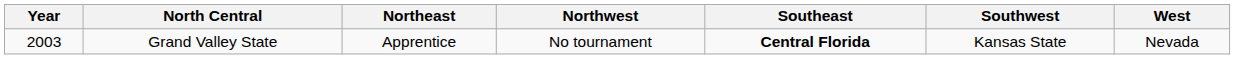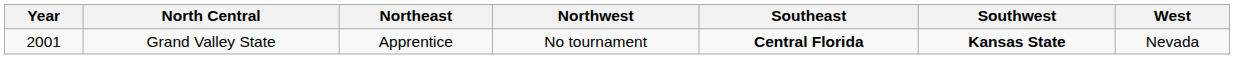(44, 41) 2003 -> (44, 41) 2001
(1020, 41) normal -> (1017, 41) bold
